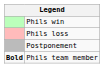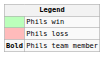- row: (52, 45)
